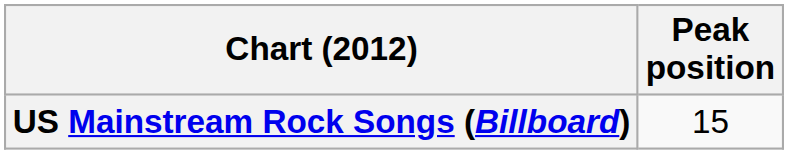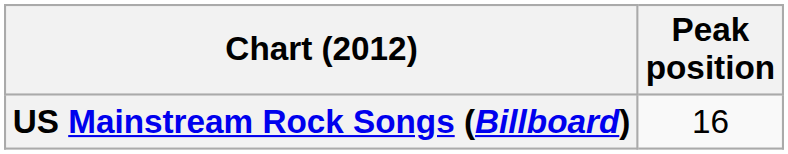(710, 121) 15 -> (710, 121) 16
